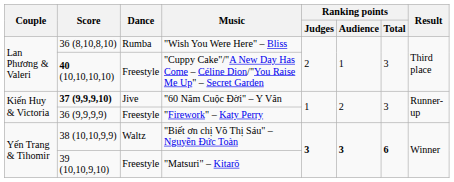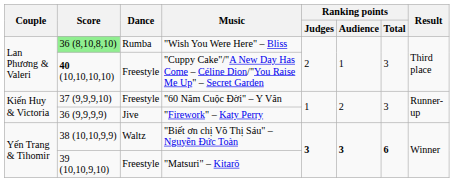(88, 44) no background -> (88, 44) lightgreen background
(86, 99) bold -> (86, 99) normal
(130, 99) Jive -> (141, 99) Freestyle
(141, 115) Freestyle -> (130, 115) Jive
